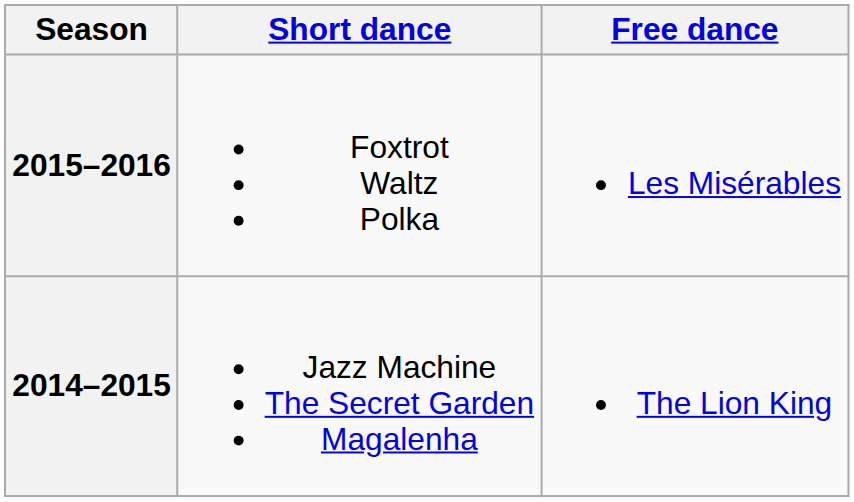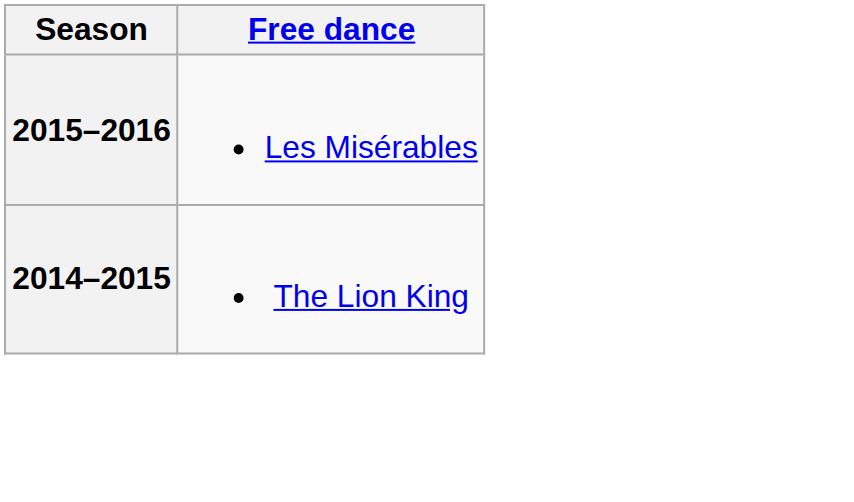- column: (360, 29)
